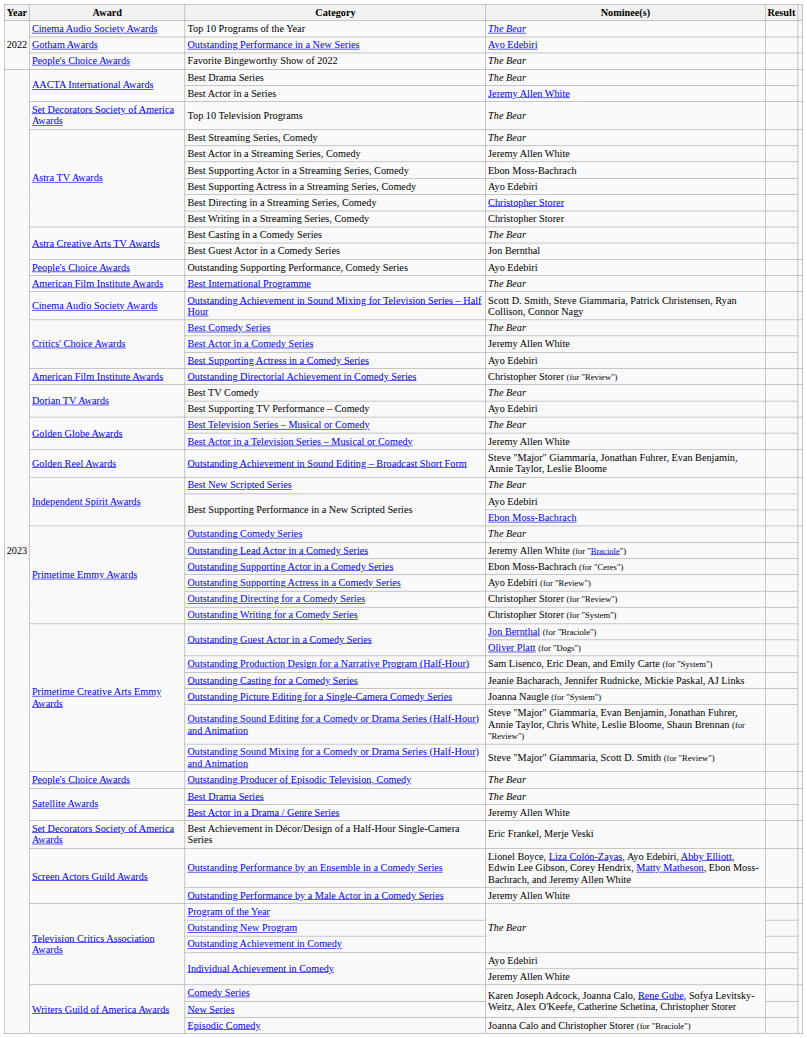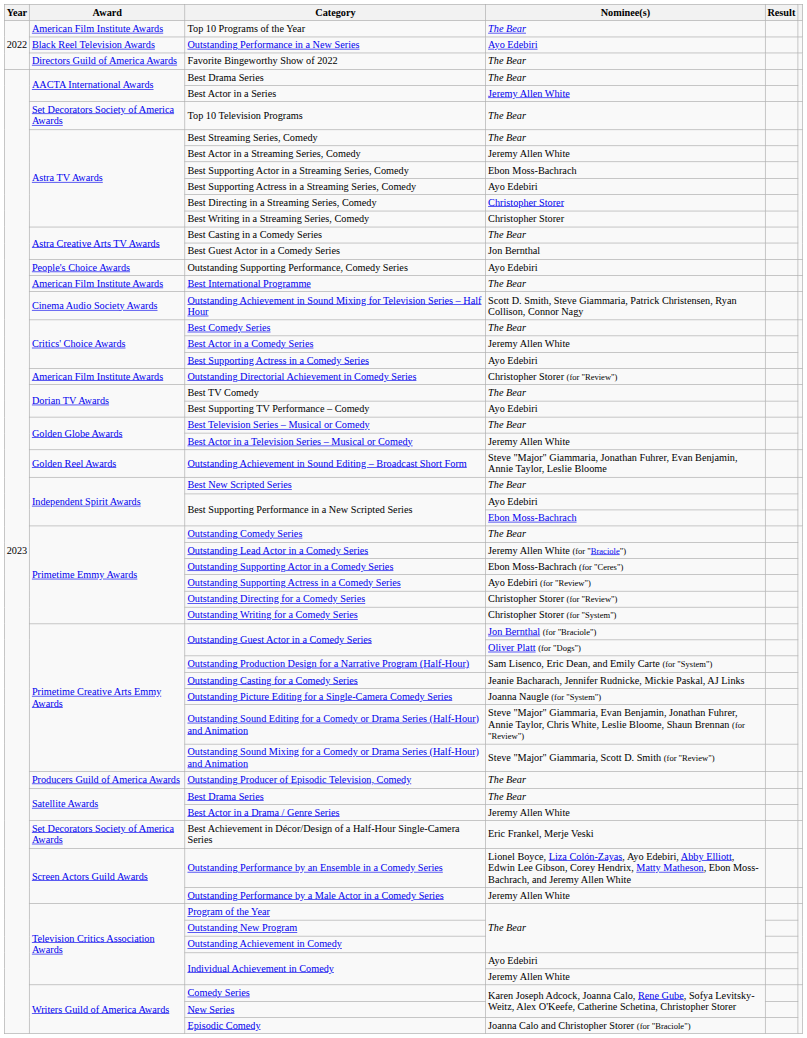(95, 28) Cinema Audio Society Awards -> (98, 28) American Film Institute Awards
(65, 45) Gotham Awards -> (93, 45) Black Reel Television Awards
(81, 61) People's Choice Awards -> (104, 61) Directors Guild of America Awards
(81, 780) People's Choice Awards -> (106, 780) Producers Guild of America Awards
